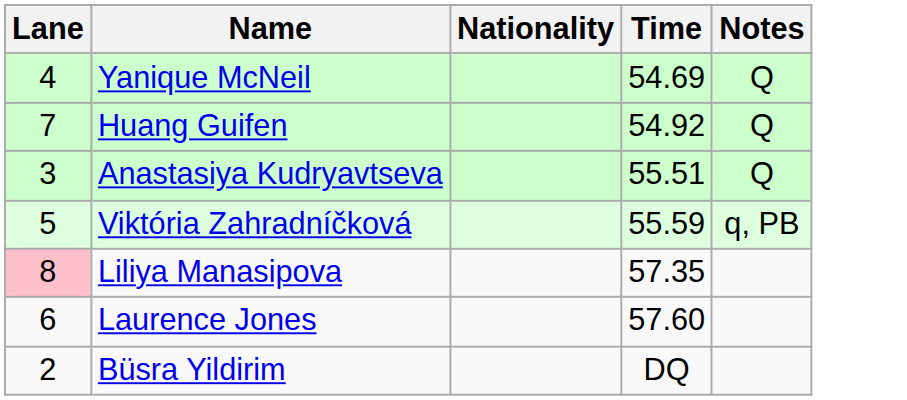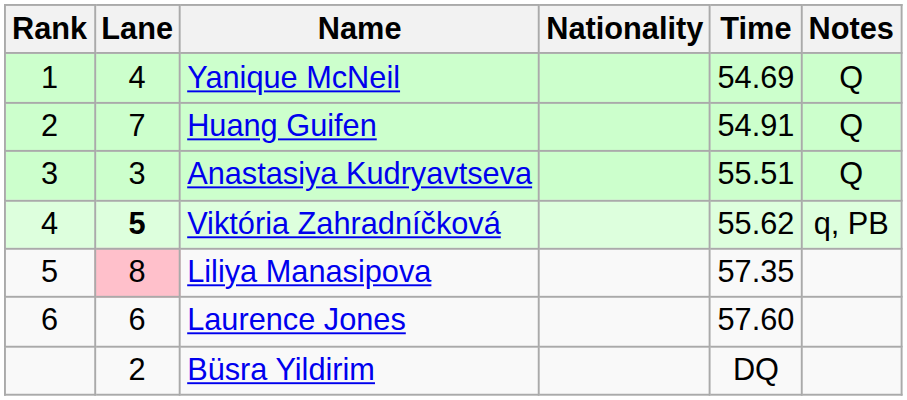+ column: (50, 28)
(667, 126) 54.92 -> (756, 126) 54.91
(48, 223) normal -> (137, 223) bold
(667, 223) 55.59 -> (756, 223) 55.62
